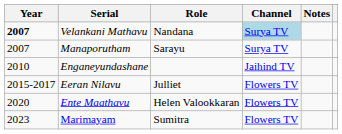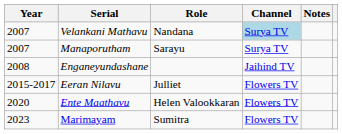(18, 31) bold -> (18, 31) normal
(18, 66) 2010 -> (18, 66) 2008
